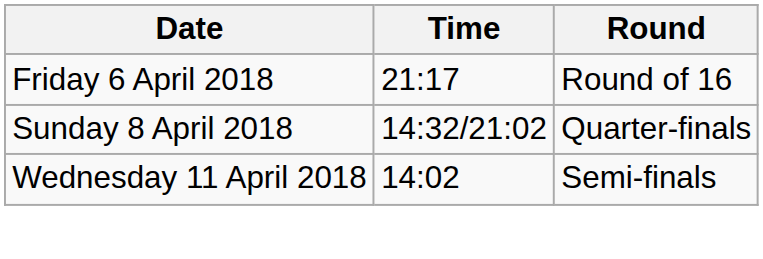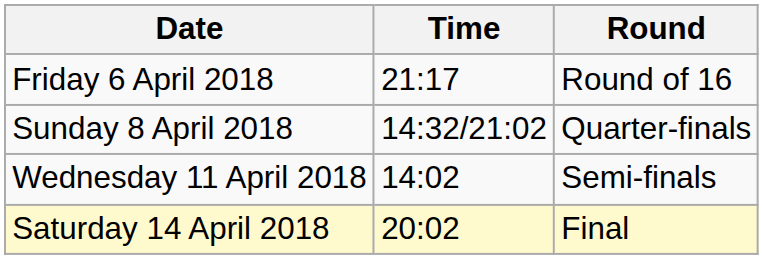+ row: (171, 228)
